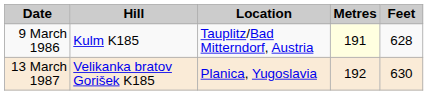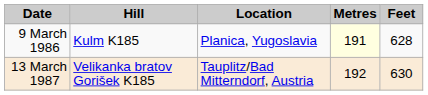(257, 40) Tauplitz/Bad Mitterndorf, Austria -> (259, 40) Planica, Yugoslavia
(259, 73) Planica, Yugoslavia -> (257, 73) Tauplitz/Bad Mitterndorf, Austria
